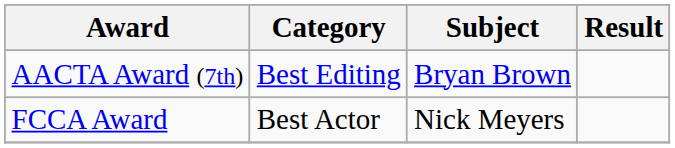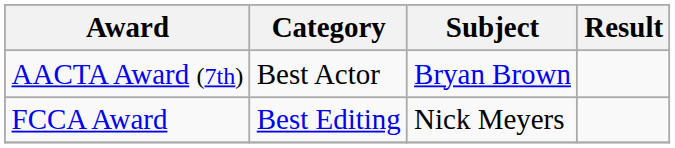(329, 73) Best Editing -> (318, 73) Best Actor
(318, 119) Best Actor -> (329, 119) Best Editing
